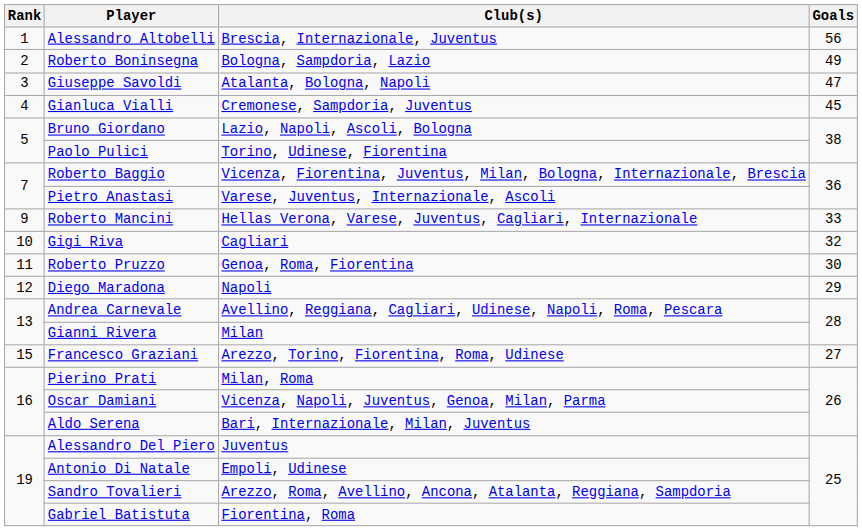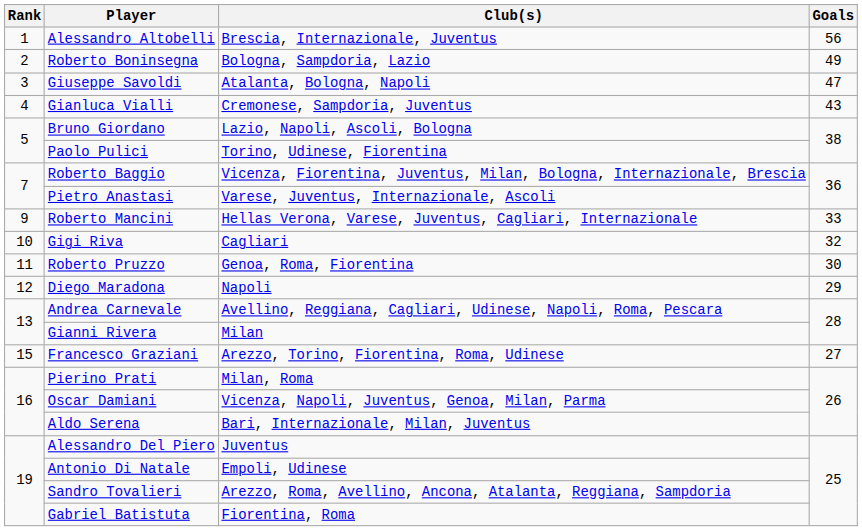(833, 107) 45 -> (833, 107) 43
